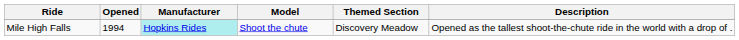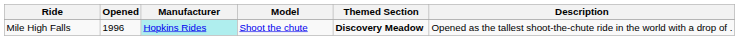(113, 27) 1994 -> (113, 27) 1996
(377, 27) normal -> (379, 27) bold
